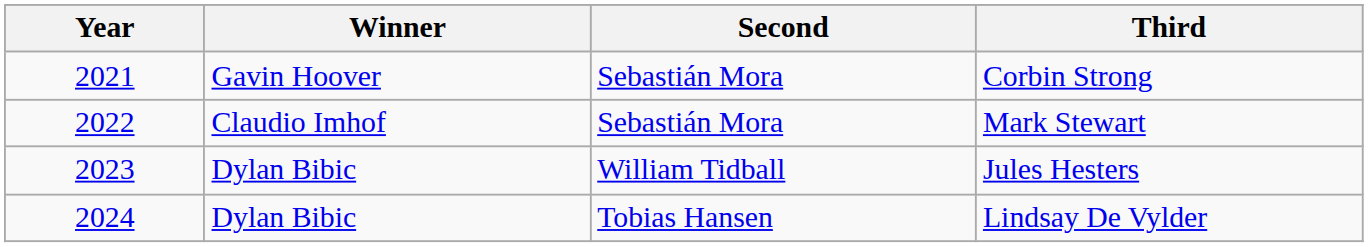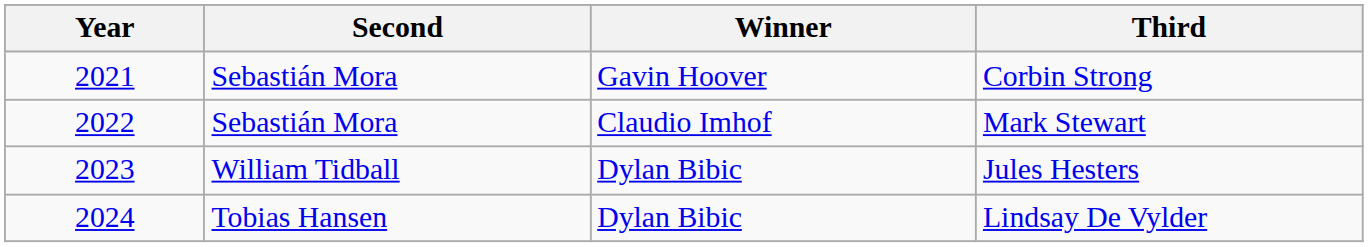columns swapped: (398, 28) <-> (783, 28)
